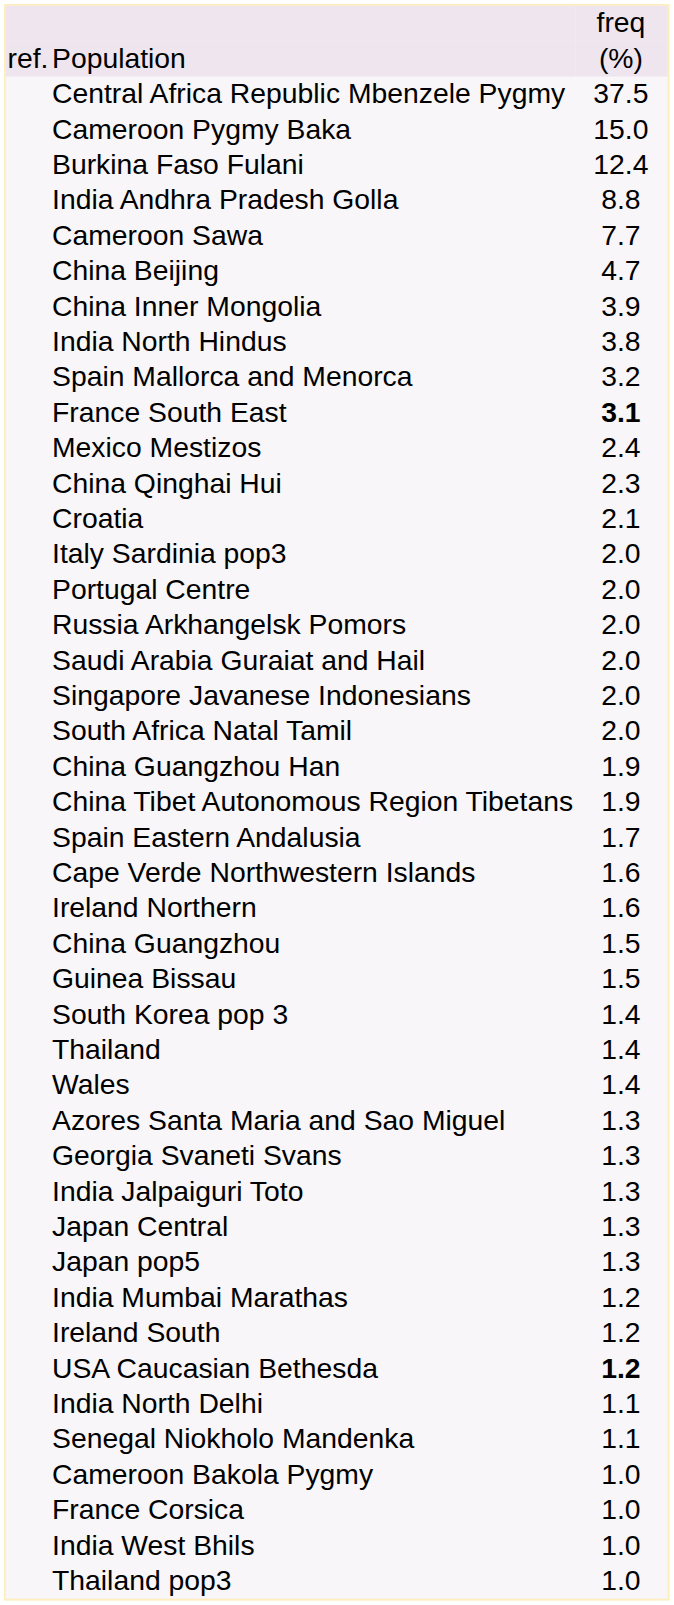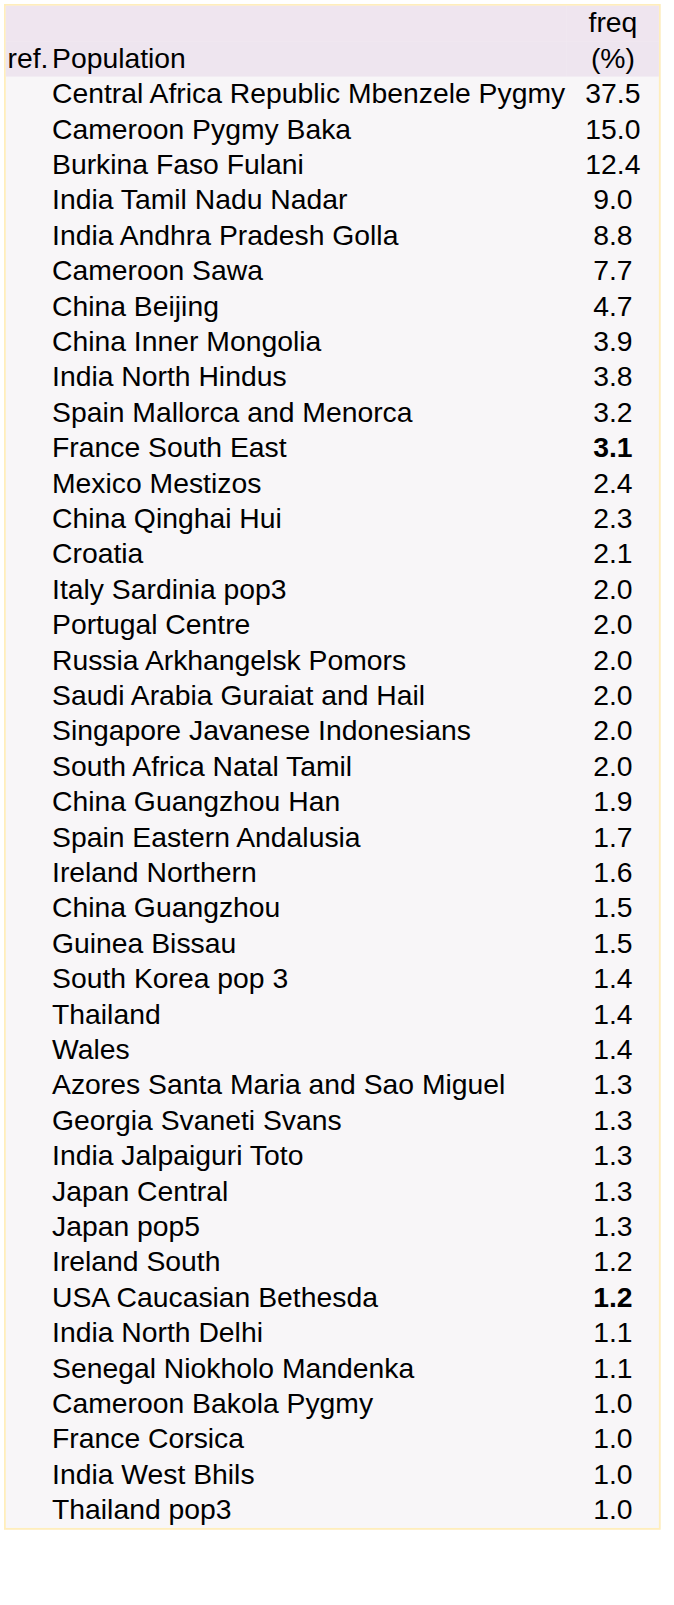+ row: (200, 200)
- row: (313, 801)
- row: (264, 872)
- row: (200, 1297)
